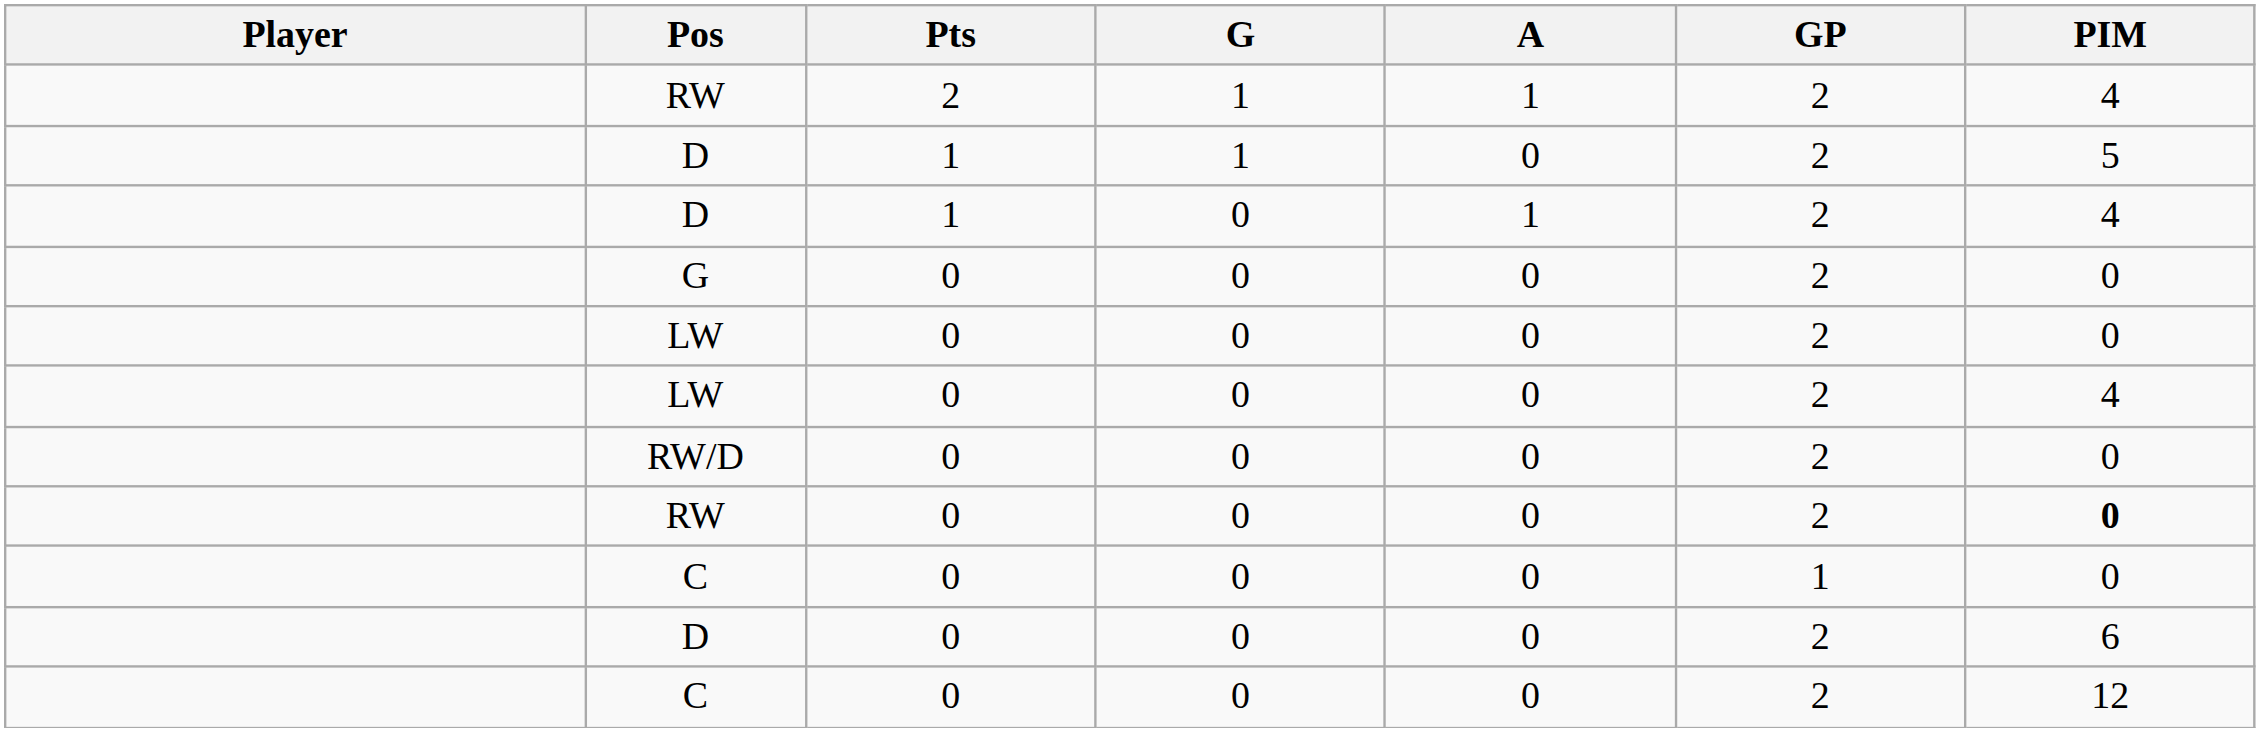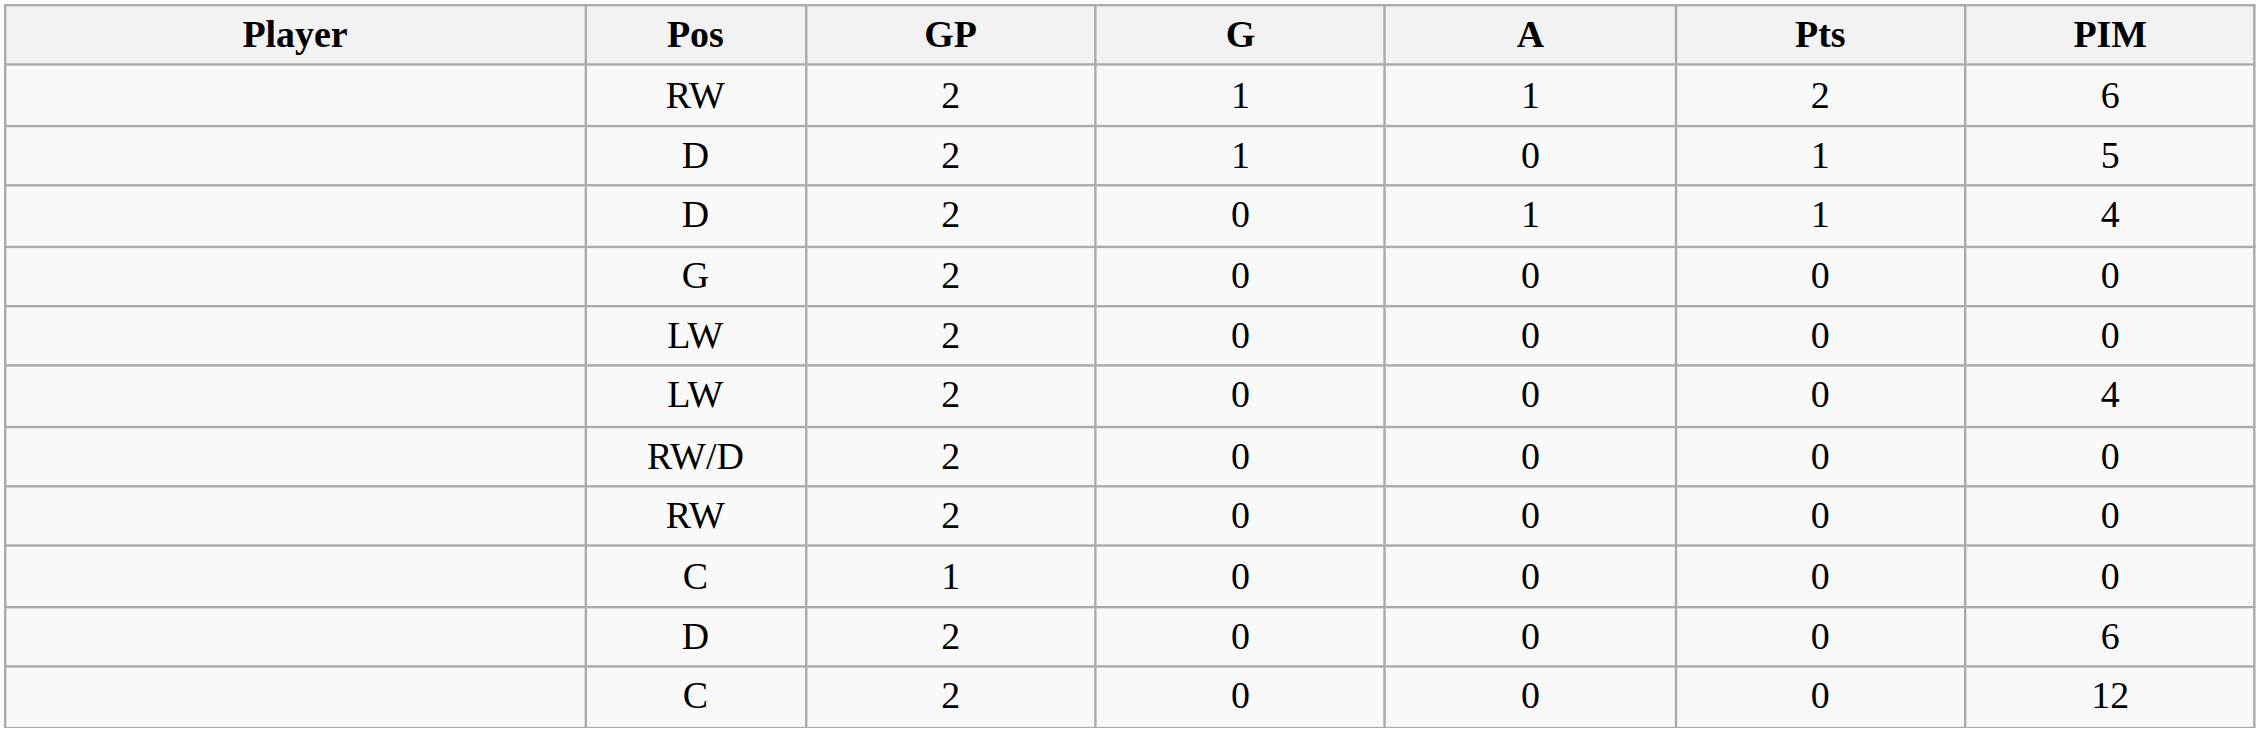columns swapped: (1820, 34) <-> (951, 34)
(2110, 94) 4 -> (2110, 94) 6
(2110, 515) bold -> (2110, 515) normal
